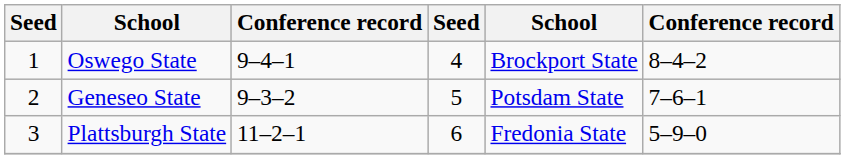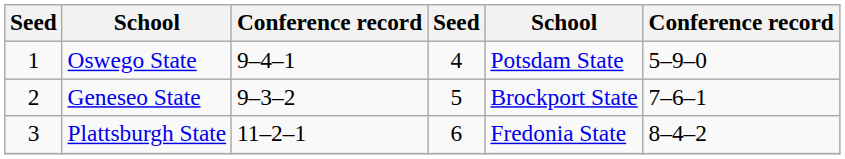(564, 60) Brockport State -> (557, 60) Potsdam State
(678, 60) 8–4–2 -> (678, 60) 5–9–0
(557, 97) Potsdam State -> (564, 97) Brockport State
(678, 134) 5–9–0 -> (678, 134) 8–4–2
